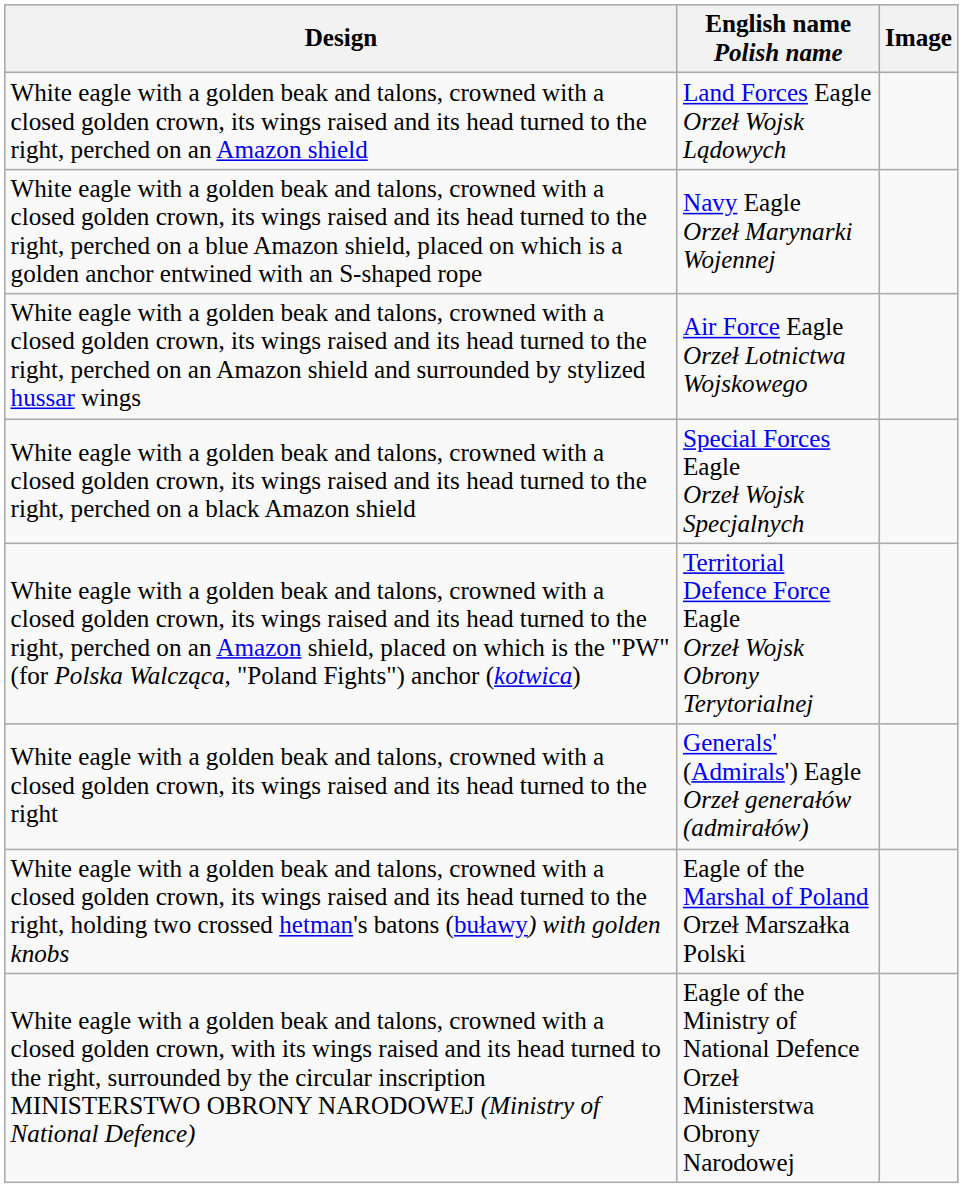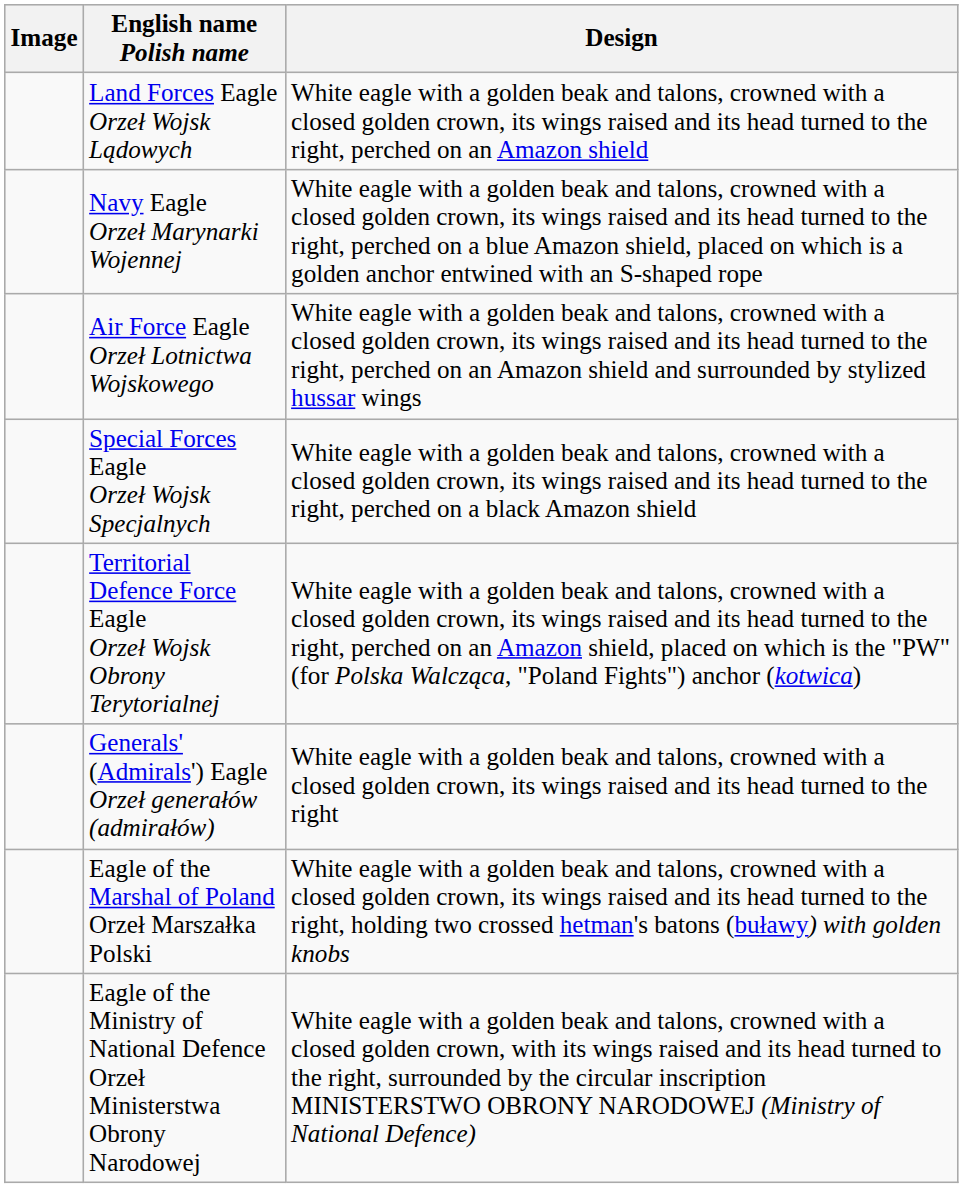columns swapped: (918, 38) <-> (341, 38)
